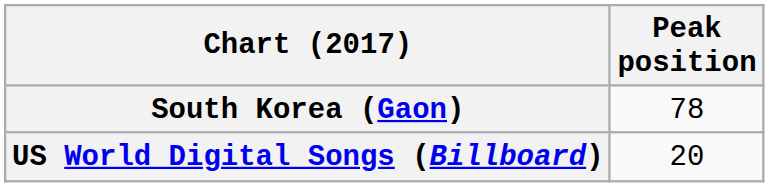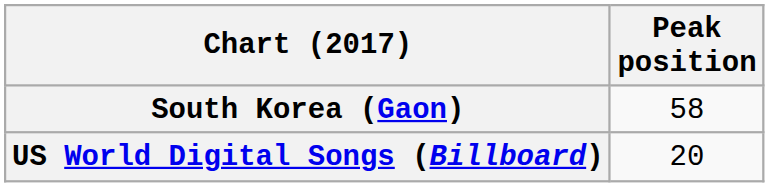(687, 109) 78 -> (687, 109) 58
